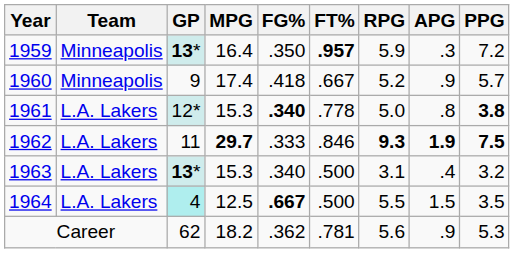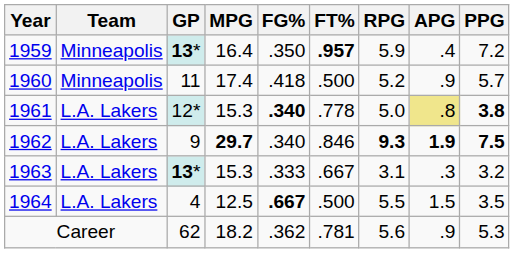(447, 50) .3 -> (447, 50) .4
(195, 81) 9 -> (190, 81) 11
(336, 81) .667 -> (336, 81) .500
(447, 111) no background -> (447, 111) khaki background
(190, 141) 11 -> (195, 141) 9
(287, 141) .333 -> (287, 141) .340
(287, 172) .340 -> (287, 172) .333
(336, 172) .500 -> (336, 172) .667
(447, 172) .4 -> (447, 172) .3
(195, 202) paleturquoise background -> (195, 202) no background
